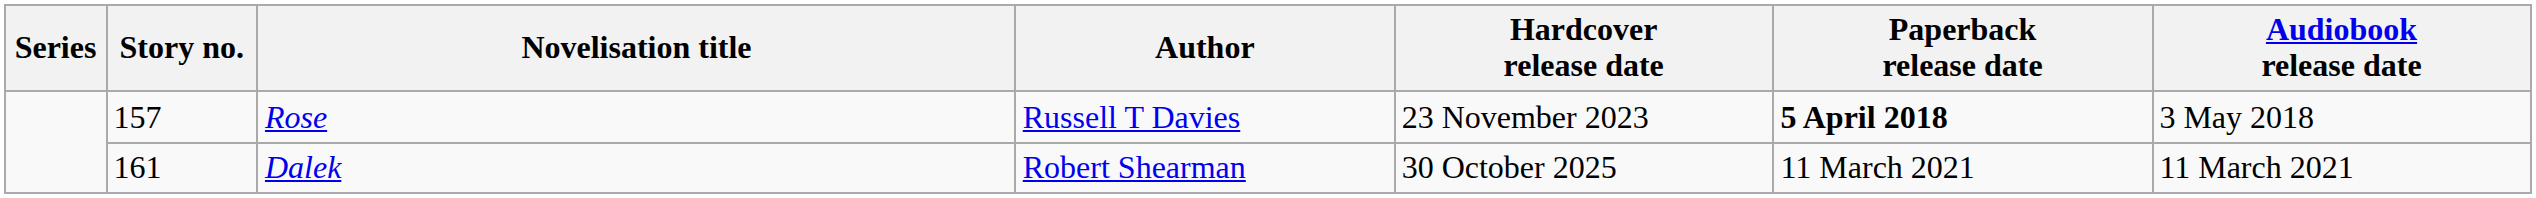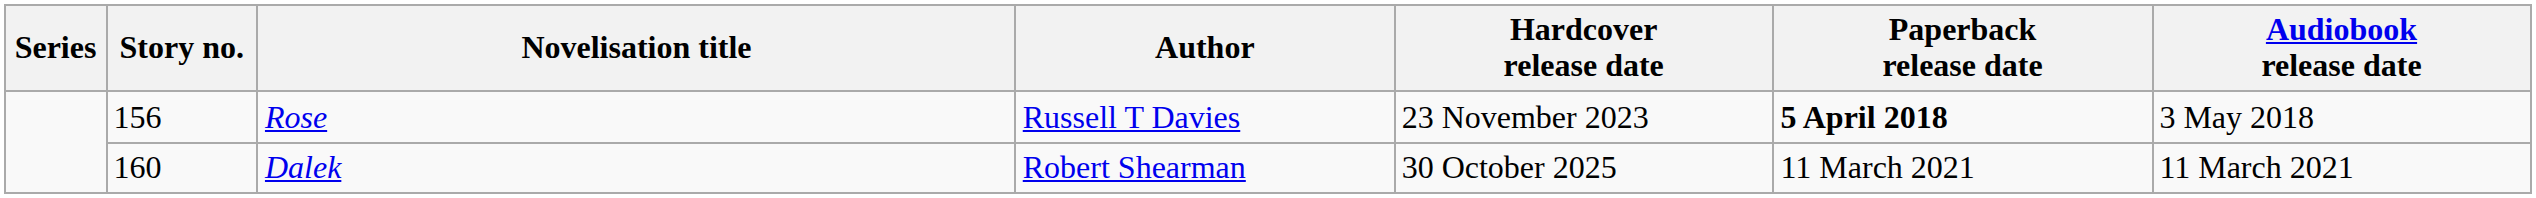(137, 116) 157 -> (137, 116) 156
(137, 167) 161 -> (137, 167) 160
